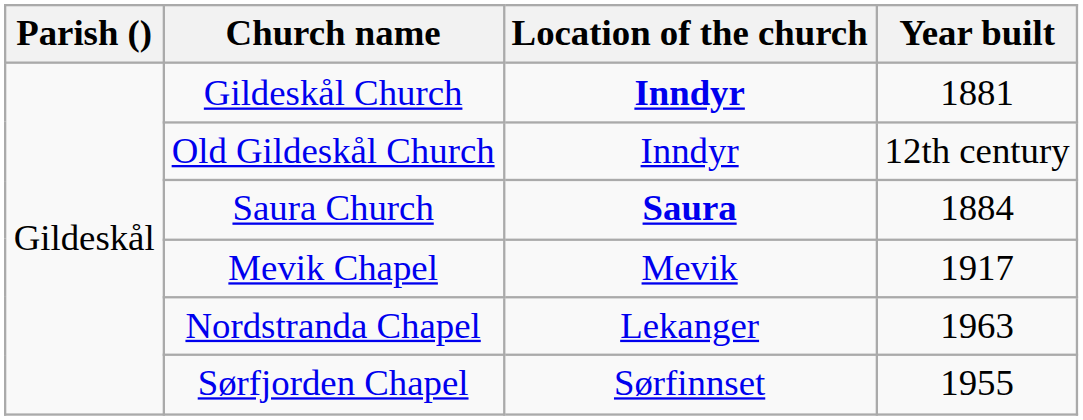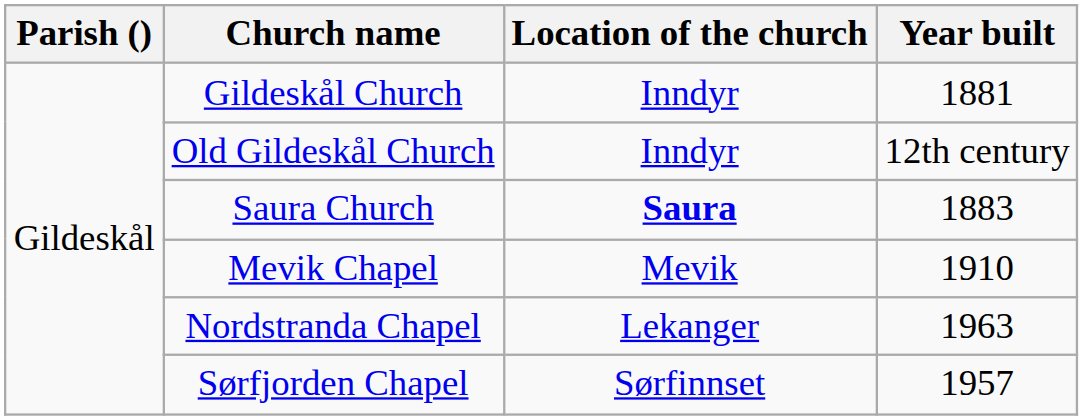(690, 92) bold -> (690, 92) normal
(977, 208) 1884 -> (977, 208) 1883
(977, 267) 1917 -> (977, 267) 1910
(977, 383) 1955 -> (977, 383) 1957
